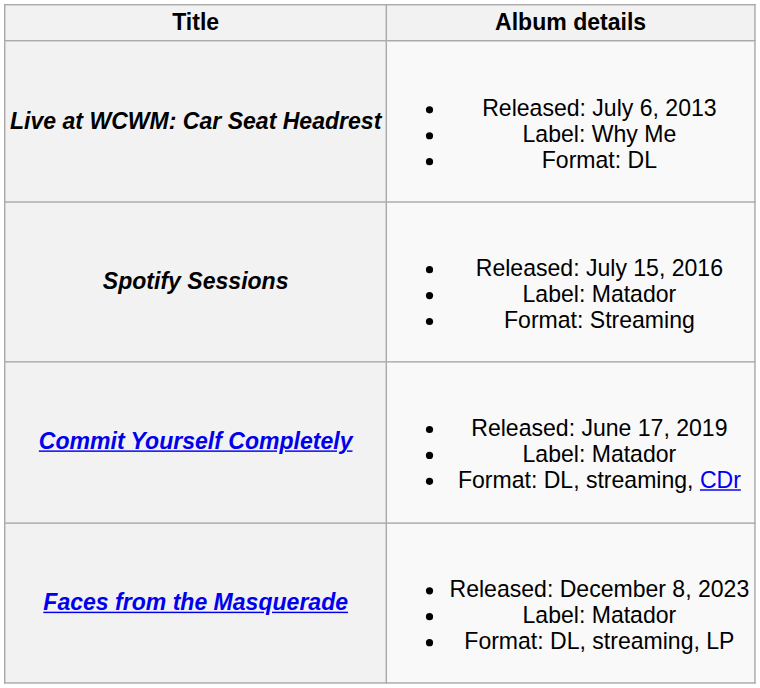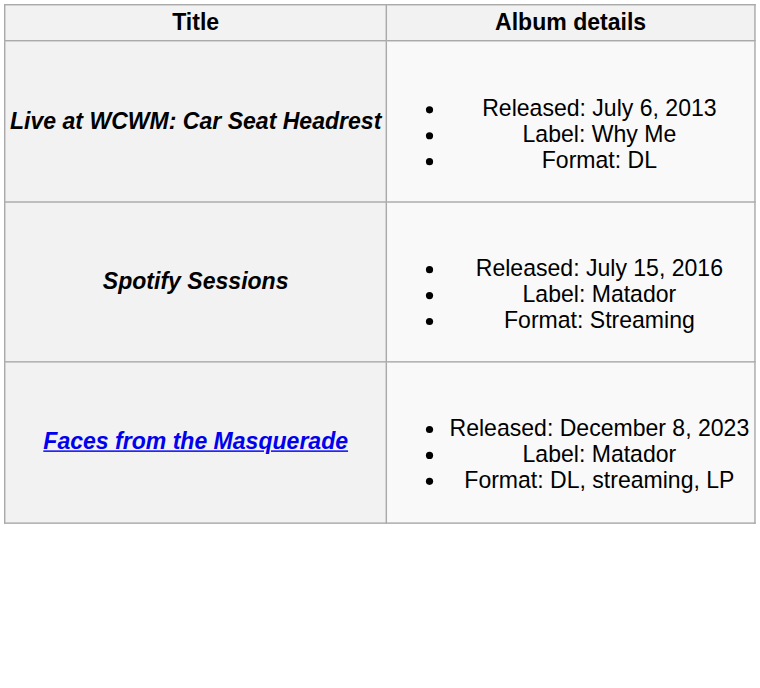- row: (196, 441)
